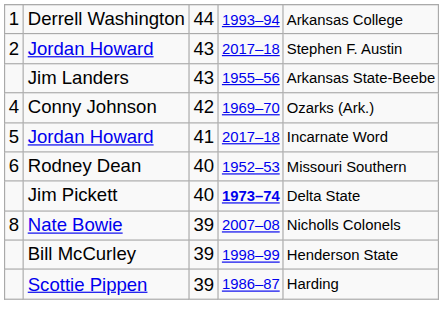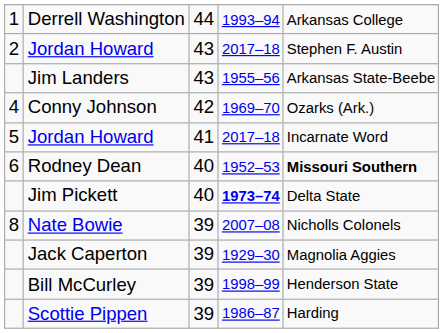(347, 166) normal -> (352, 166) bold
+ row: (14, 255)
